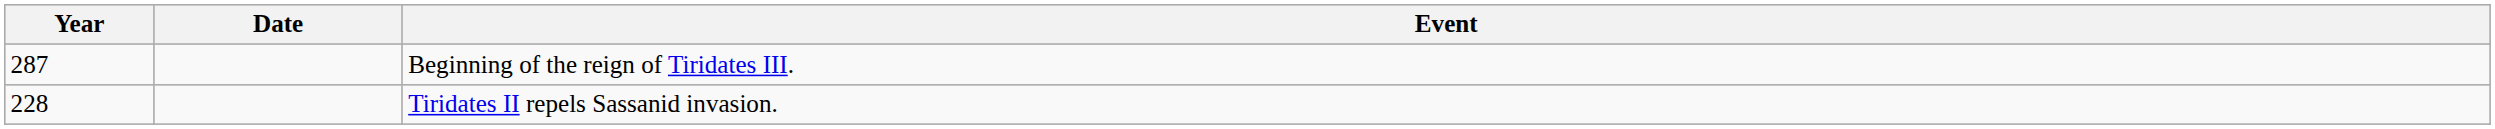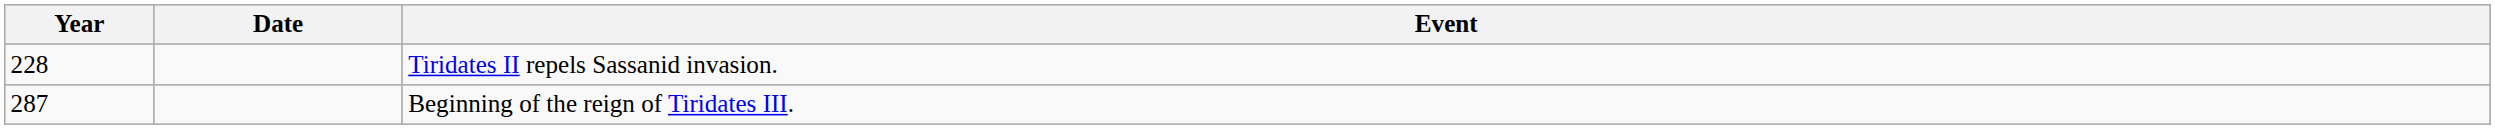rows swapped: (593, 104) <-> (601, 64)
